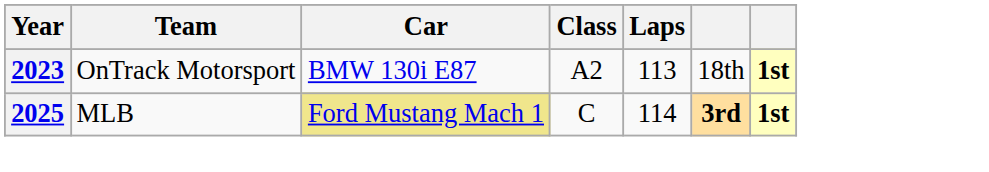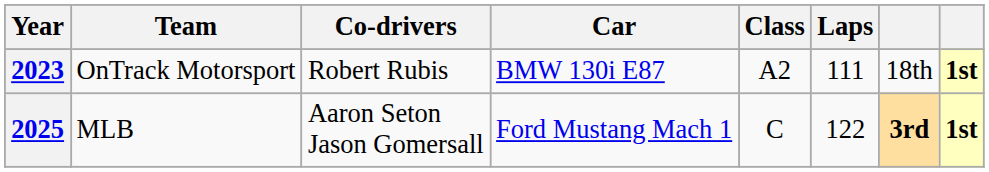+ column: (396, 26)
(657, 70) 113 -> (845, 70) 111
(426, 114) khaki background -> (614, 129) no background
(657, 114) 114 -> (845, 129) 122
